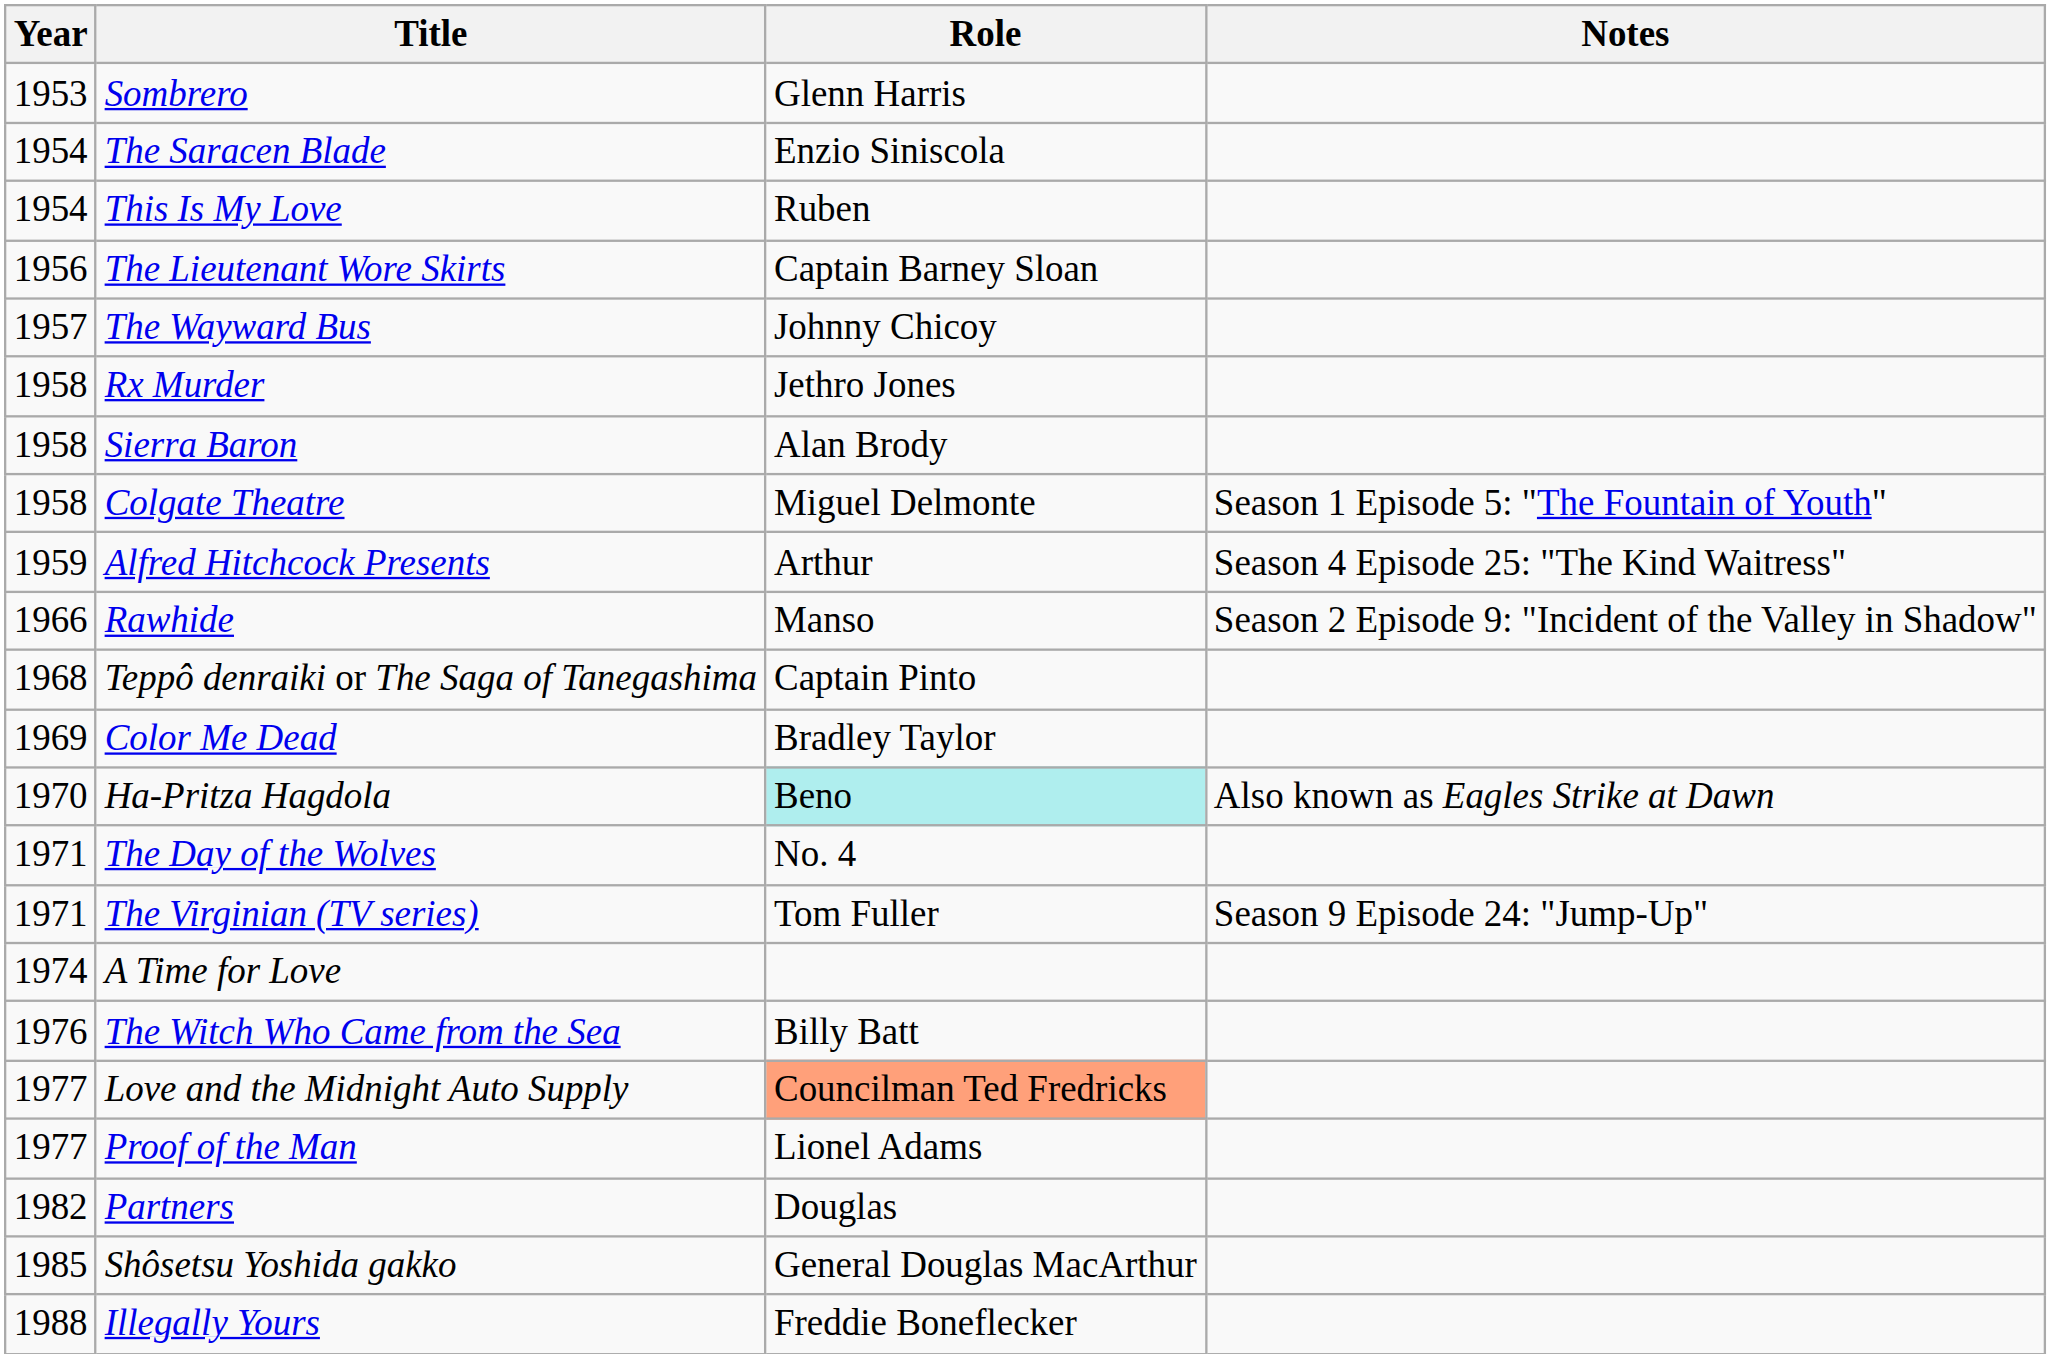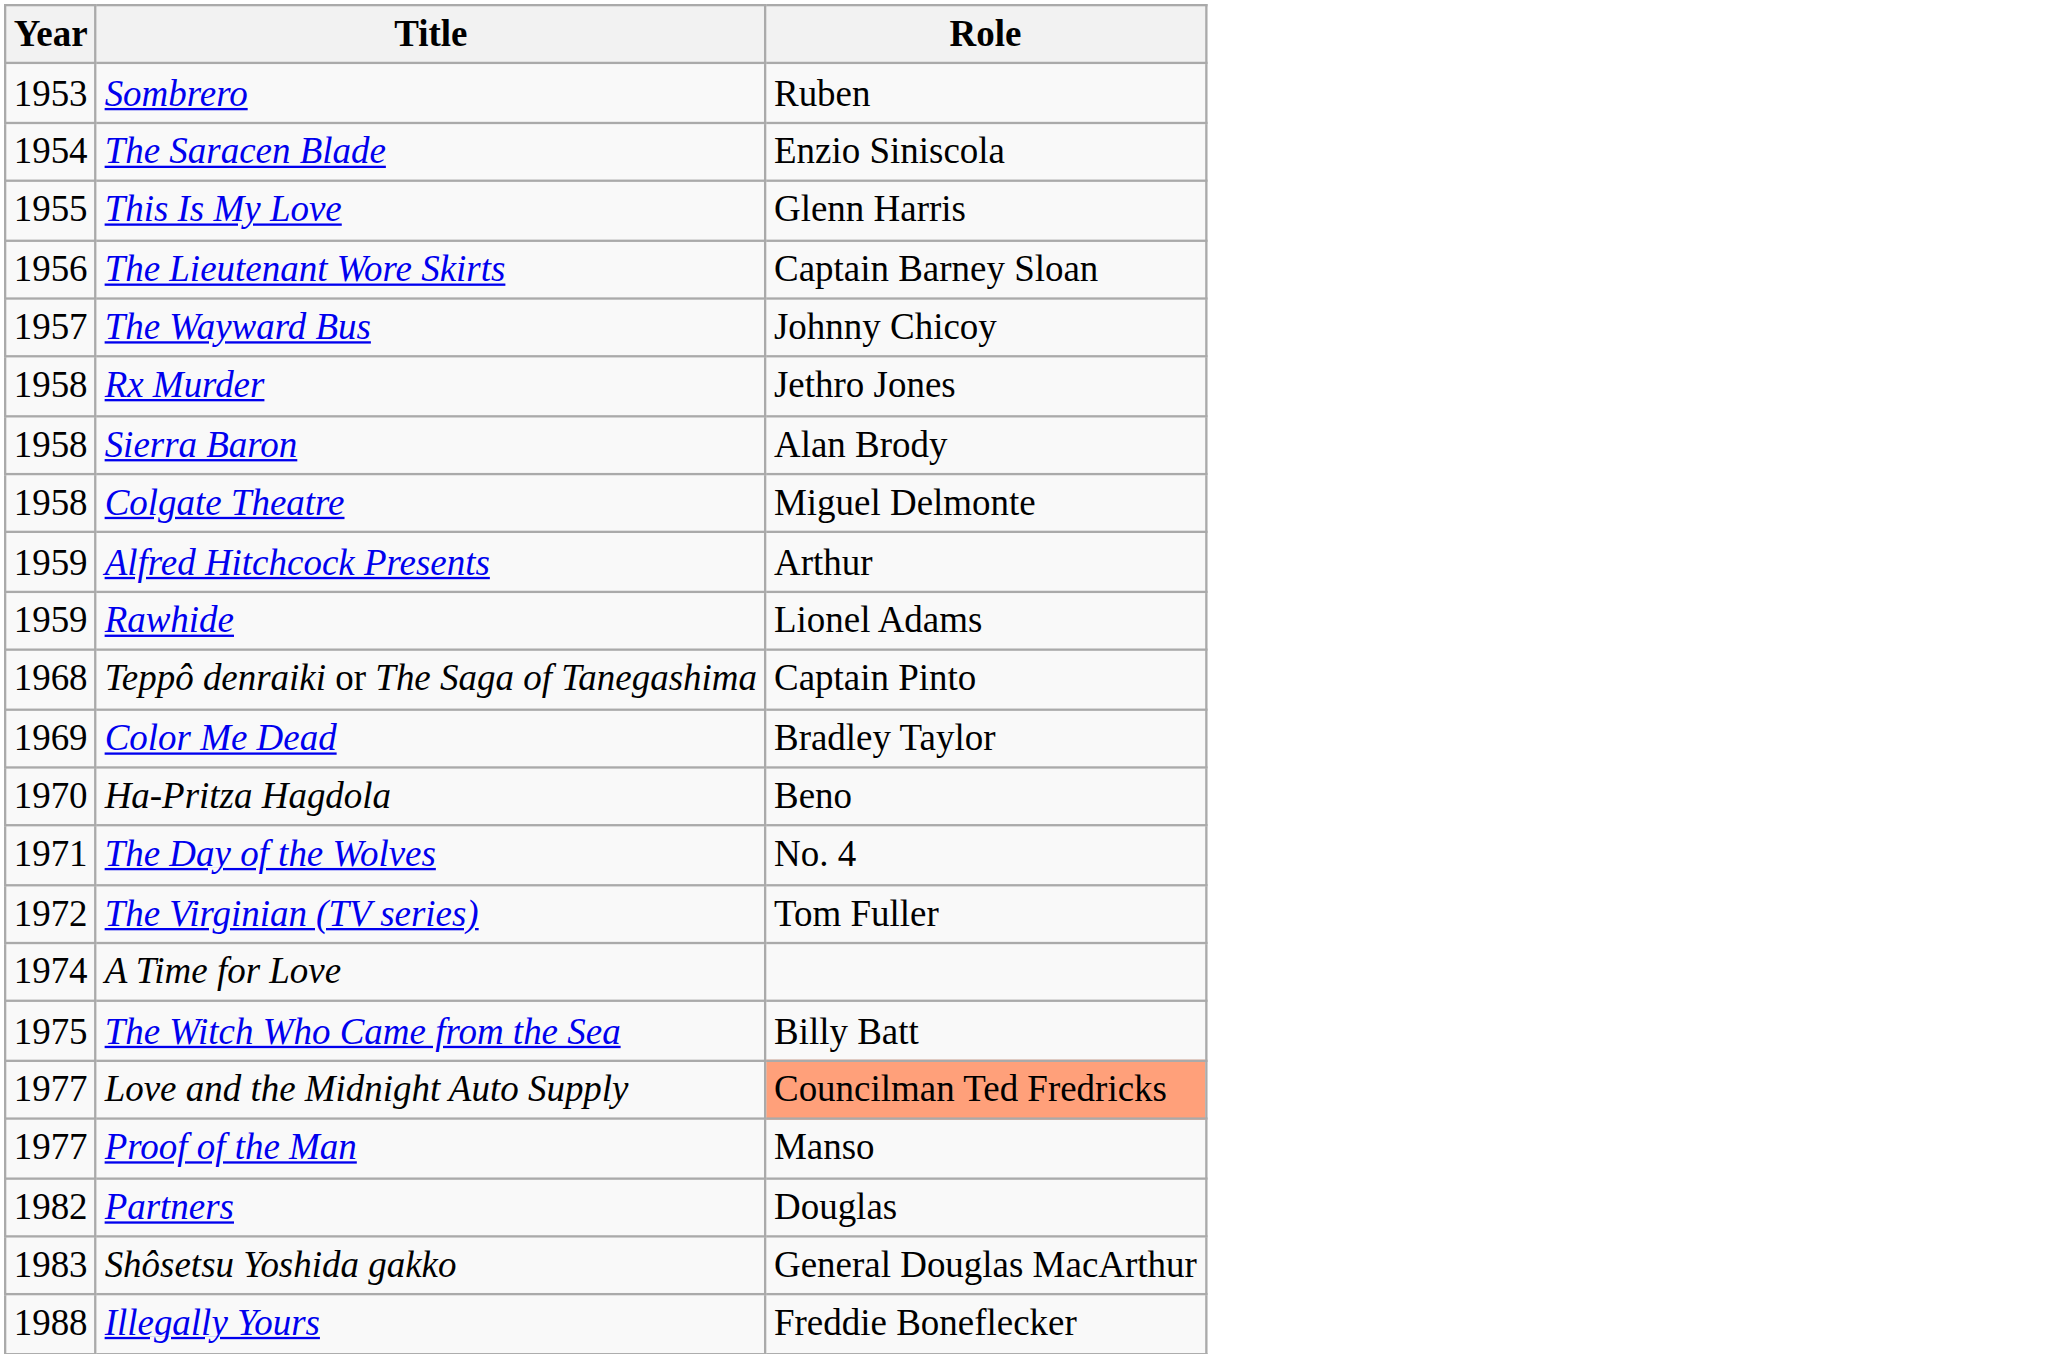- column: (1625, 33)
(870, 92) Glenn Harris -> (822, 92) Ruben
(51, 209) 1954 -> (51, 209) 1955
(822, 209) Ruben -> (870, 209) Glenn Harris
(51, 619) 1966 -> (51, 619) 1959
(824, 619) Manso -> (878, 619) Lionel Adams
(813, 795) paleturquoise background -> (813, 795) no background
(51, 913) 1971 -> (51, 913) 1972
(51, 1030) 1976 -> (51, 1030) 1975
(878, 1147) Lionel Adams -> (824, 1147) Manso
(51, 1264) 1985 -> (51, 1264) 1983
